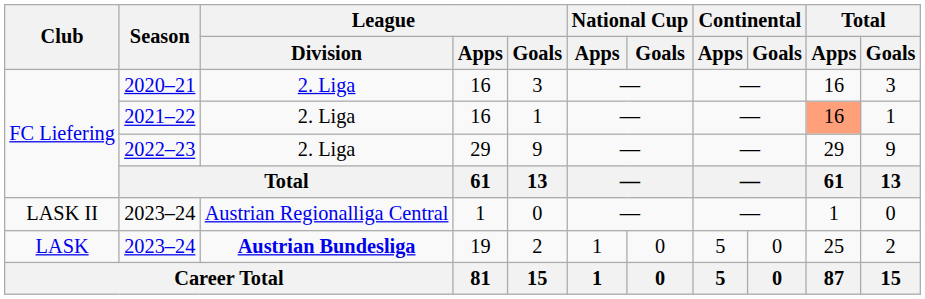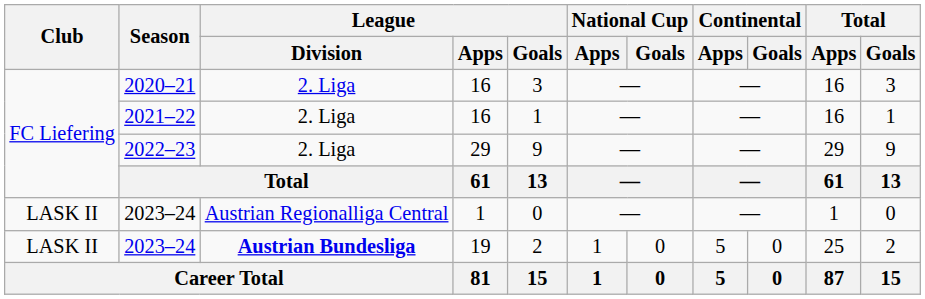(834, 117) lightsalmon background -> (834, 117) no background
(62, 246) LASK -> (62, 246) LASK II
